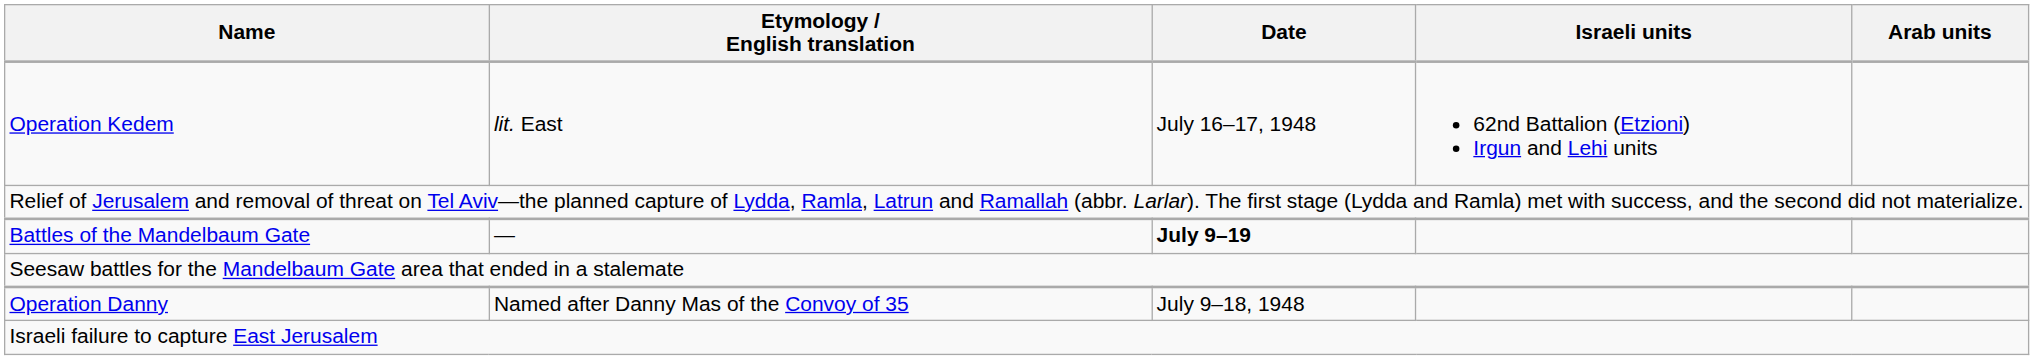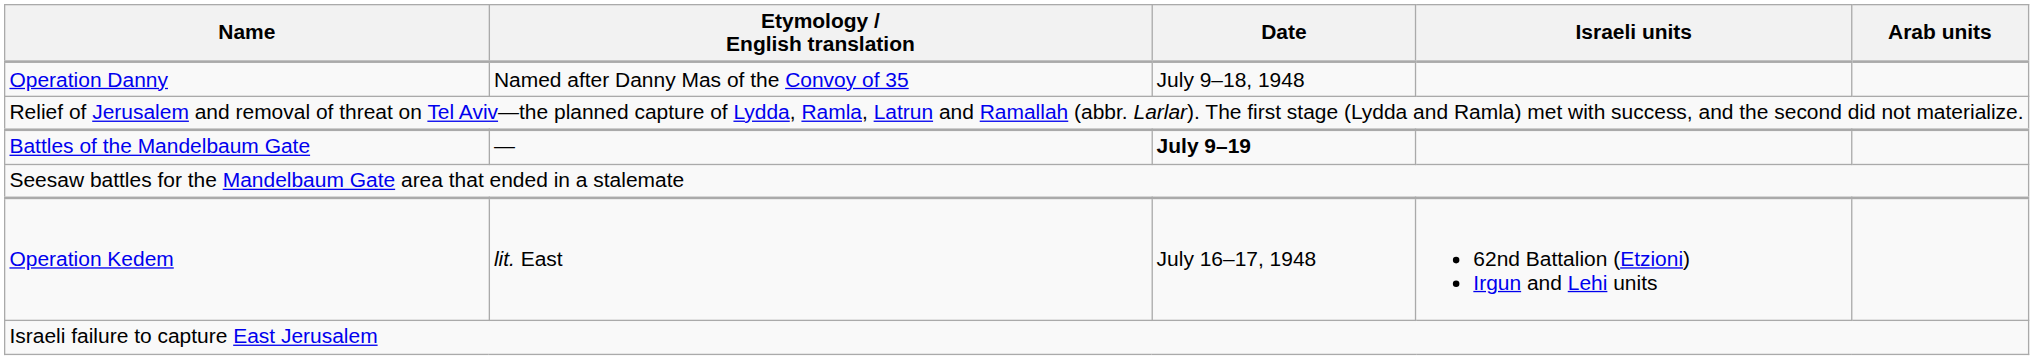rows swapped: (89, 303) <-> (92, 123)
